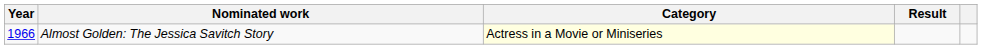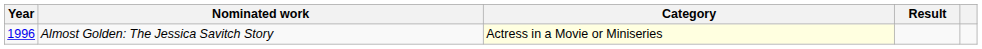(21, 34) 1966 -> (21, 34) 1996
